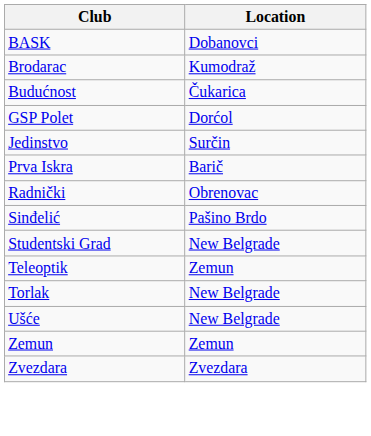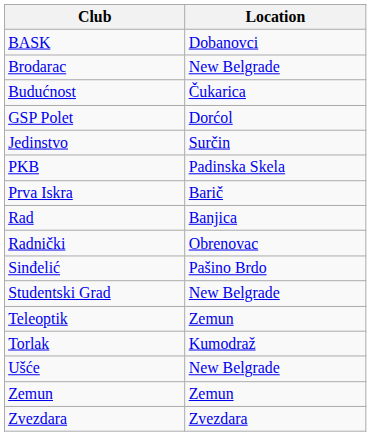(222, 67) Kumodraž -> (234, 67) New Belgrade
+ row: (24, 167)
+ row: (21, 218)
(234, 293) New Belgrade -> (222, 343) Kumodraž
